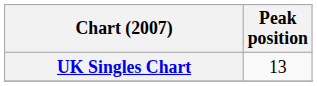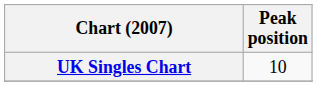(278, 66) 13 -> (278, 66) 10
